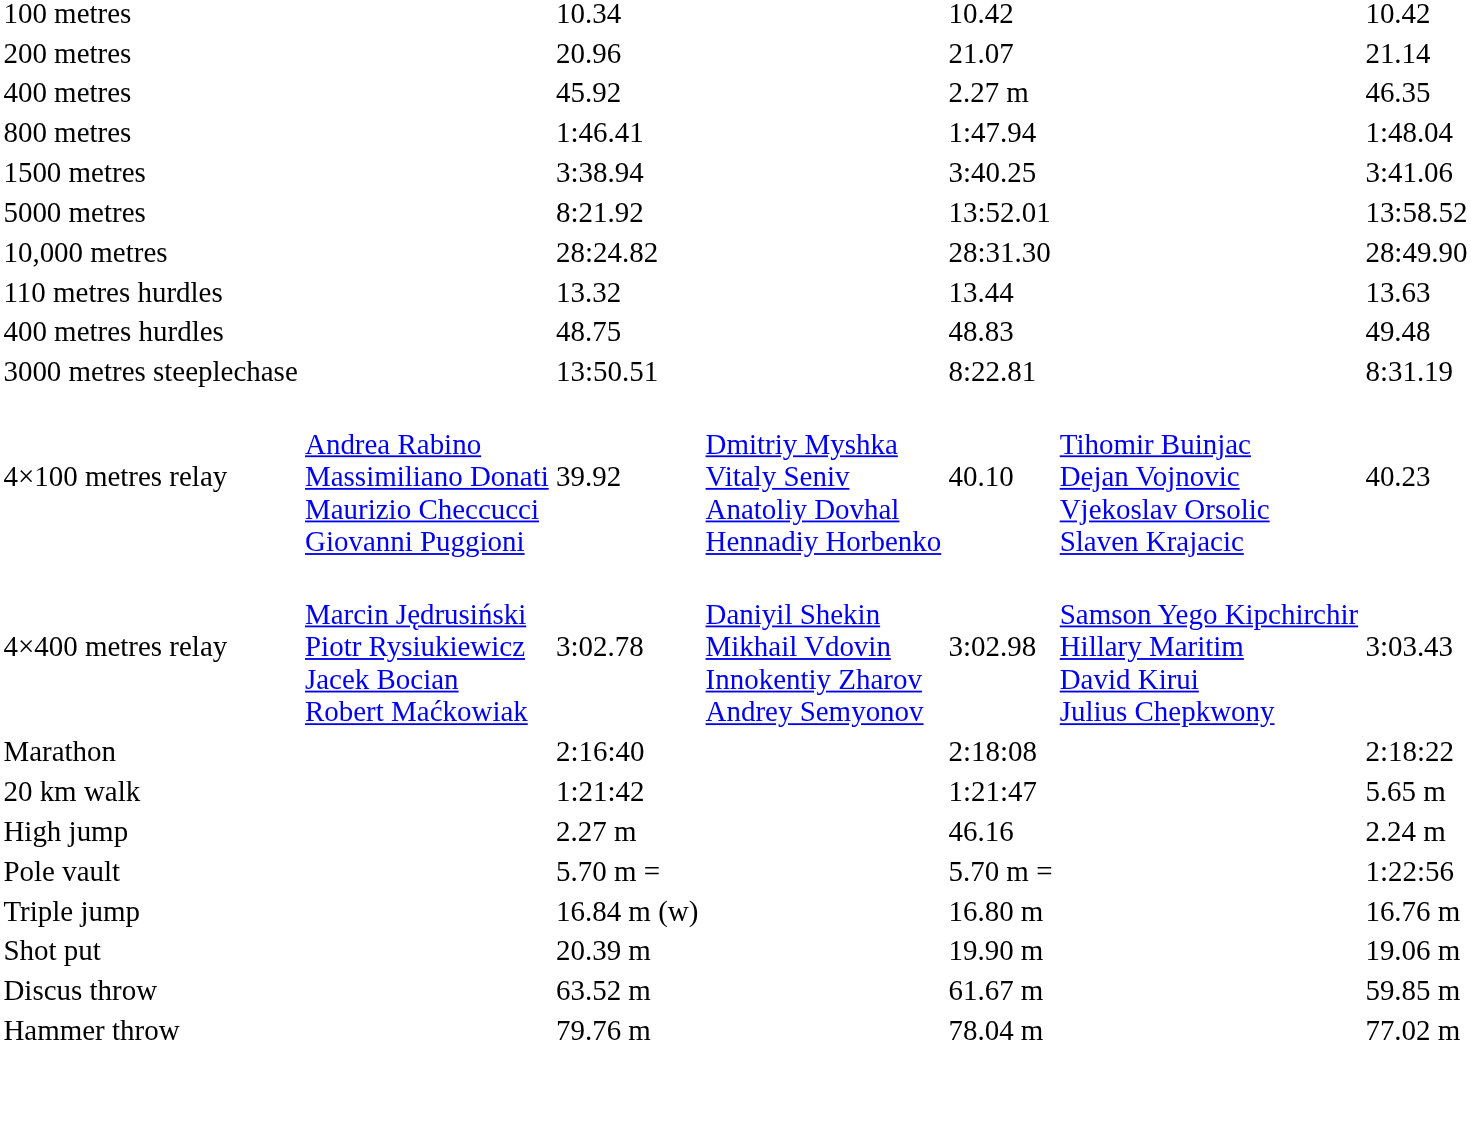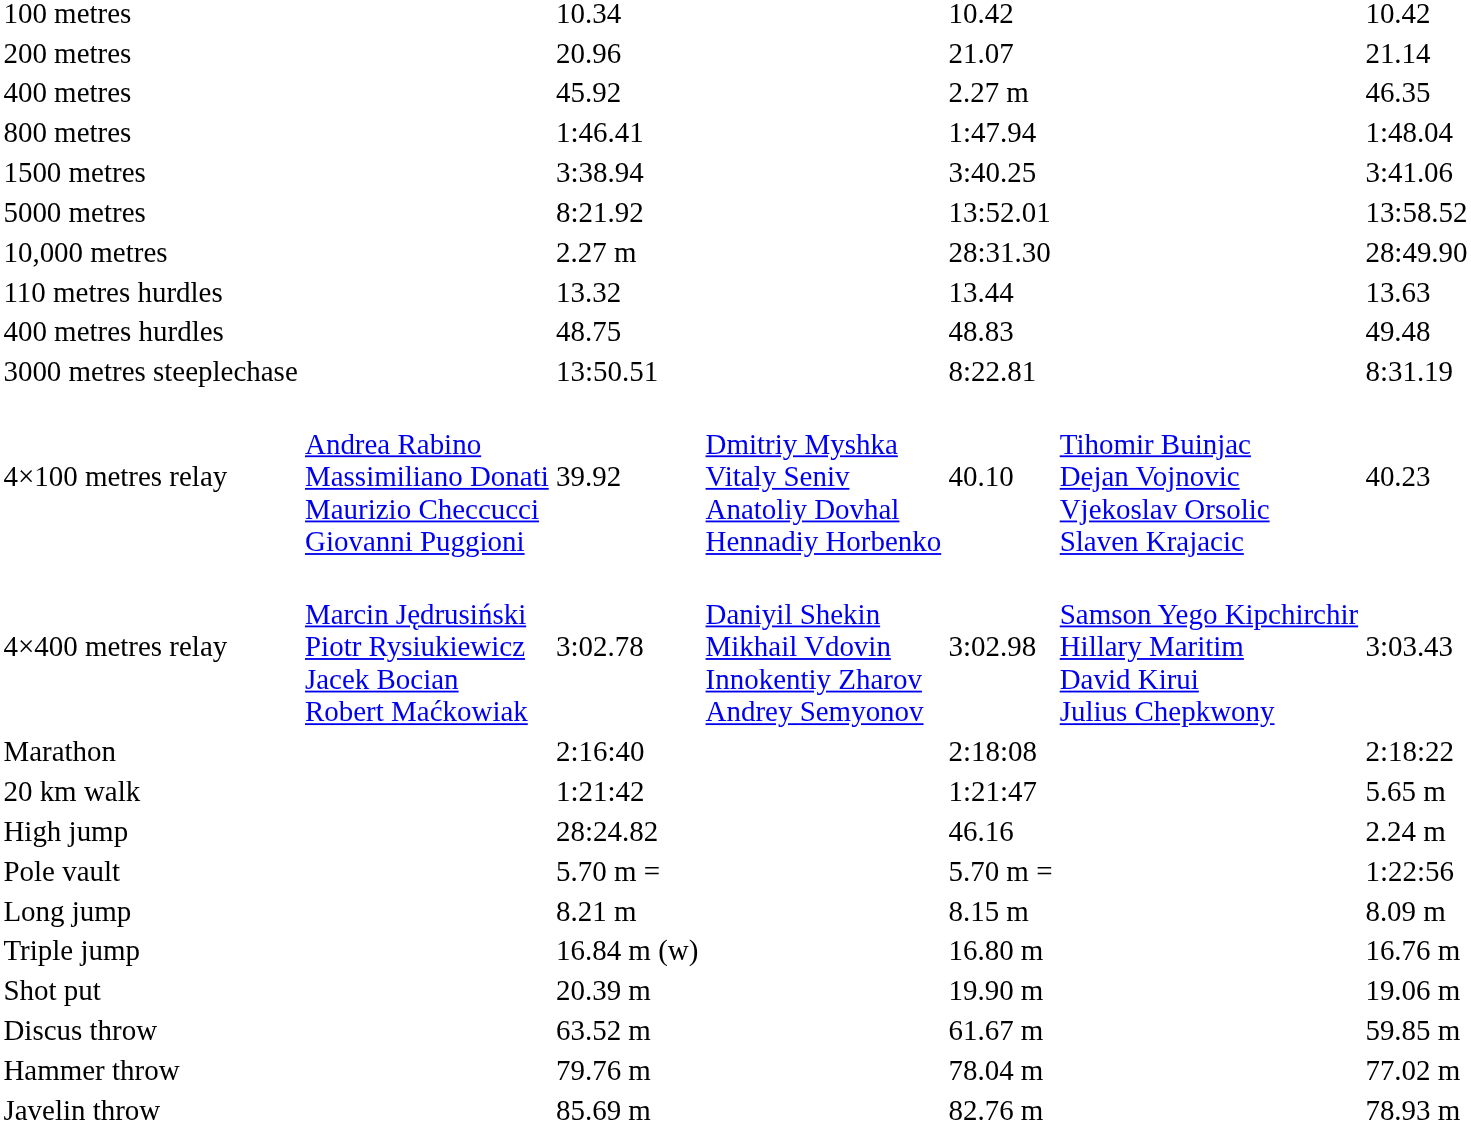(607, 252) 28:24.82 -> (596, 252) 2.27 m
(596, 831) 2.27 m -> (607, 831) 28:24.82
+ row: (67, 911)
+ row: (82, 1110)
